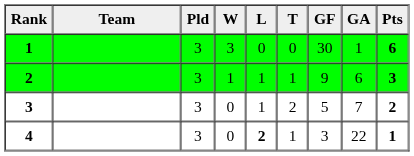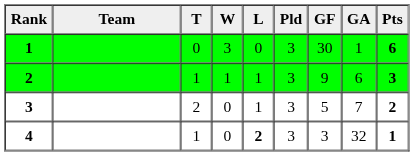columns swapped: (198, 19) <-> (293, 19)
(359, 135) 22 -> (359, 135) 32
